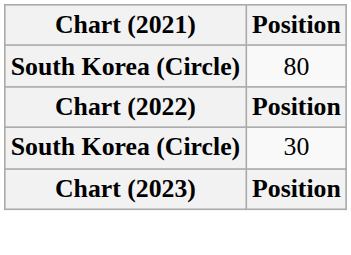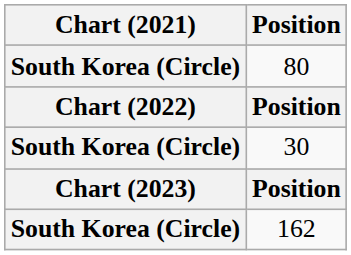+ row: (296, 229)
